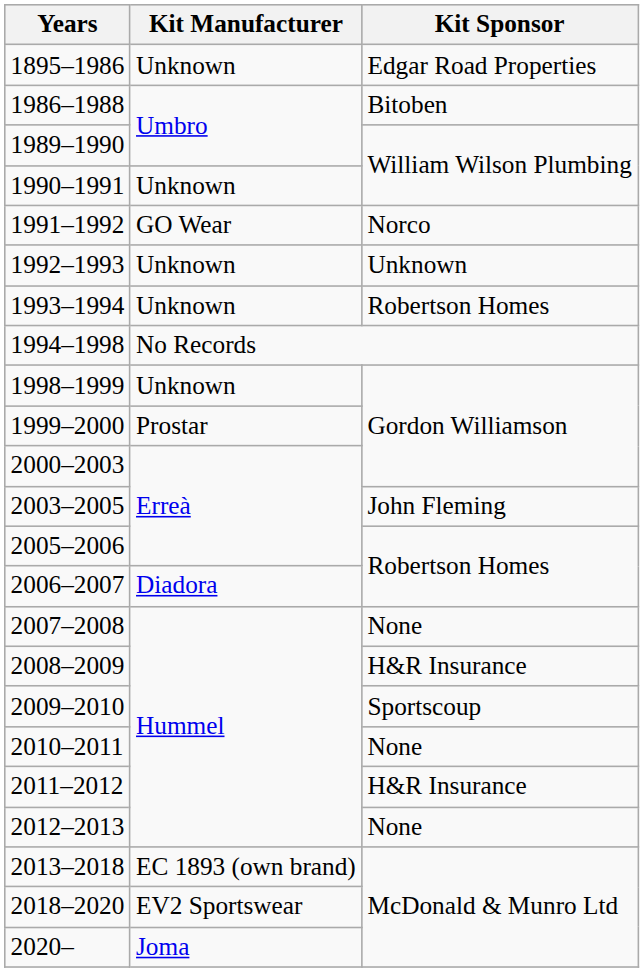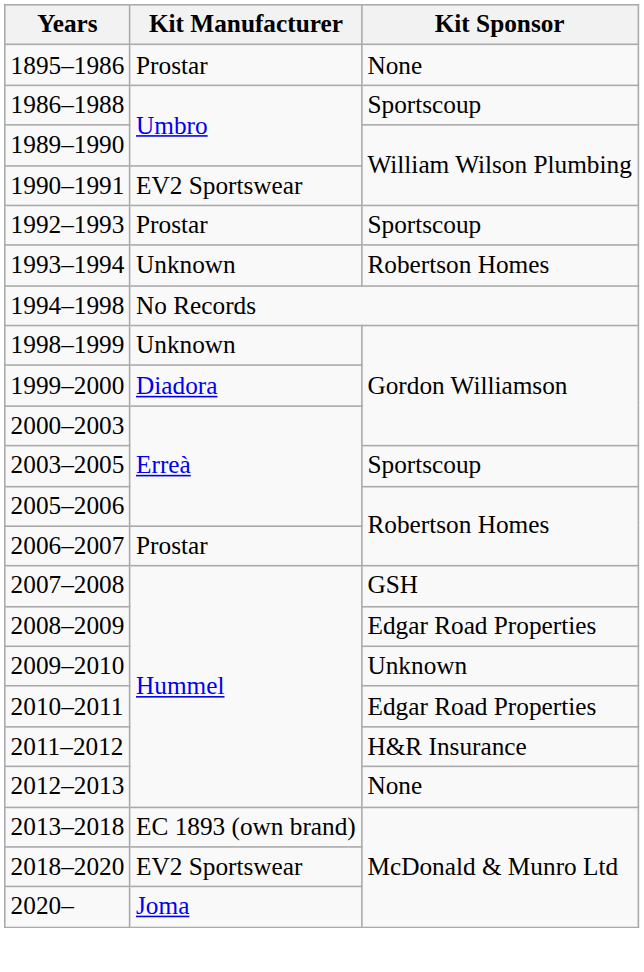(186, 64) Unknown -> (172, 64) Prostar
(482, 64) Edgar Road Properties -> (395, 64) None
(407, 104) Bitoben -> (424, 104) Sportscoup
(186, 184) Unknown -> (219, 184) EV2 Sportswear
- row: (67, 225)
(186, 265) Unknown -> (172, 225) Prostar
(417, 265) Unknown -> (424, 225) Sportscoup
(172, 425) Prostar -> (177, 385) Diadora
(437, 505) John Fleming -> (424, 465) Sportscoup
(177, 585) Diadora -> (172, 545) Prostar
(395, 625) None -> (393, 585) GSH
(447, 666) H&R Insurance -> (482, 625) Edgar Road Properties
(424, 706) Sportscoup -> (417, 666) Unknown
(395, 746) None -> (482, 706) Edgar Road Properties
